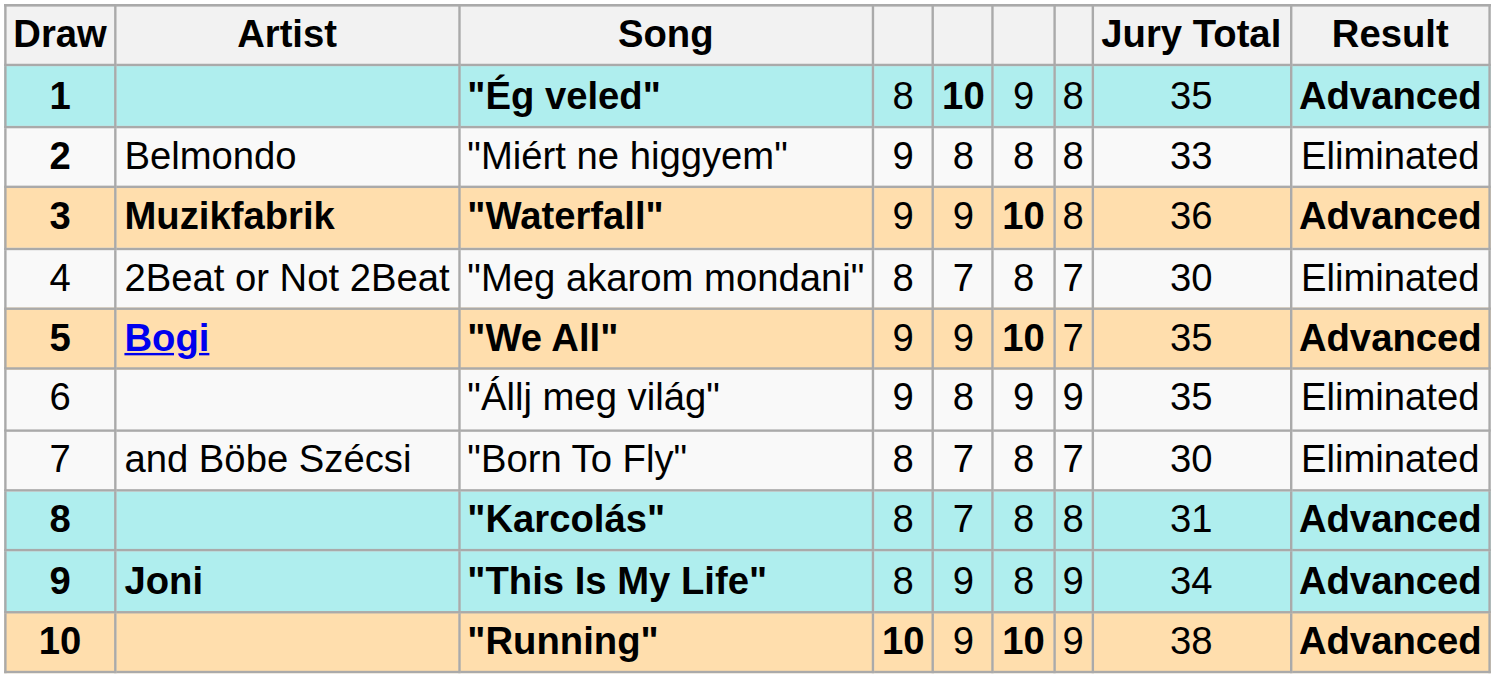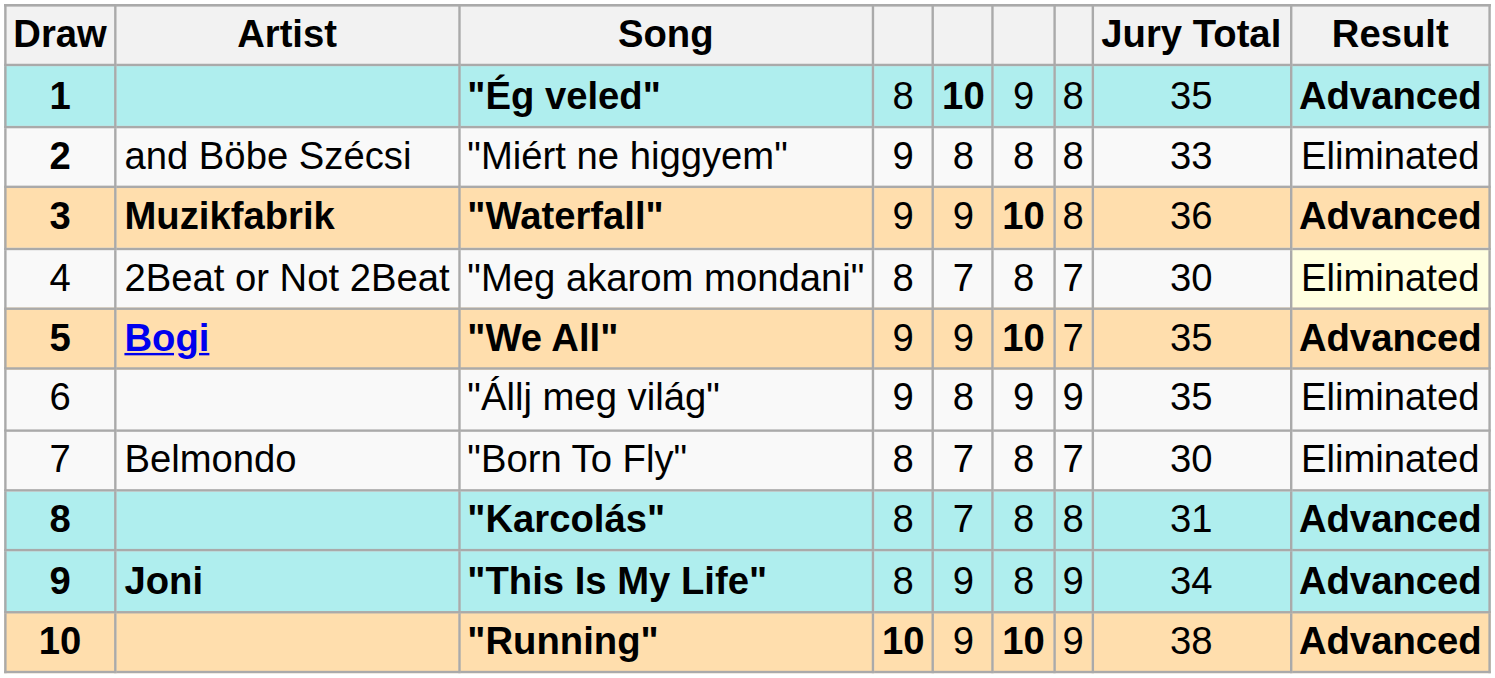(211, 156) Belmondo -> (268, 156) and Böbe Szécsi
(1390, 277) no background -> (1390, 277) lightyellow background
(268, 459) and Böbe Szécsi -> (211, 459) Belmondo
